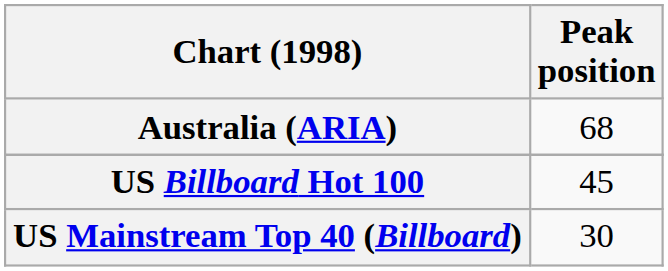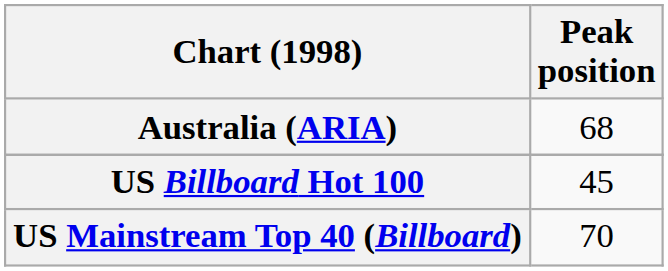(597, 236) 30 -> (597, 236) 70
